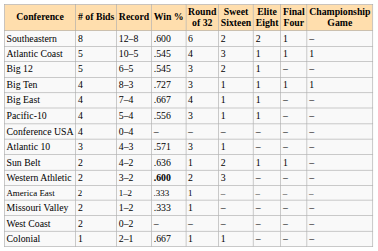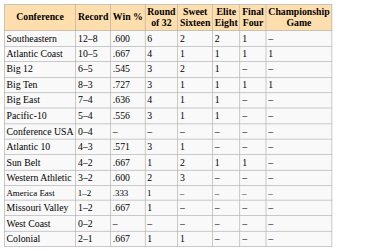- column: (96, 17)
(162, 54) .545 -> (121, 54) .667
(223, 54) 3 -> (182, 54) 1
(162, 100) .667 -> (121, 100) .636
(162, 162) .636 -> (121, 162) .667
(162, 178) bold -> (121, 178) normal
(162, 208) .333 -> (121, 208) .667
